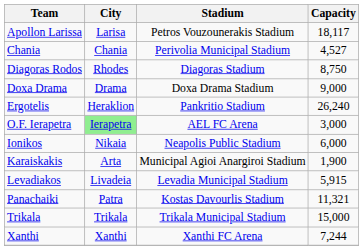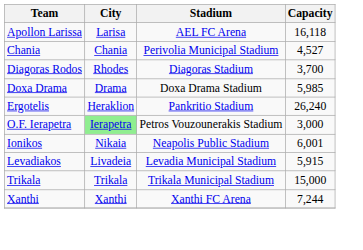(223, 32) Petros Vouzounerakis Stadium -> (211, 32) AEL FC Arena
(333, 32) 18,117 -> (310, 32) 16,118
(333, 69) 8,750 -> (310, 69) 3,700
(333, 87) 9,000 -> (310, 87) 5,985
(223, 124) AEL FC Arena -> (211, 124) Petros Vouzounerakis Stadium
(333, 143) 6,000 -> (310, 143) 6,001
- row: (35, 161)
- row: (33, 198)
